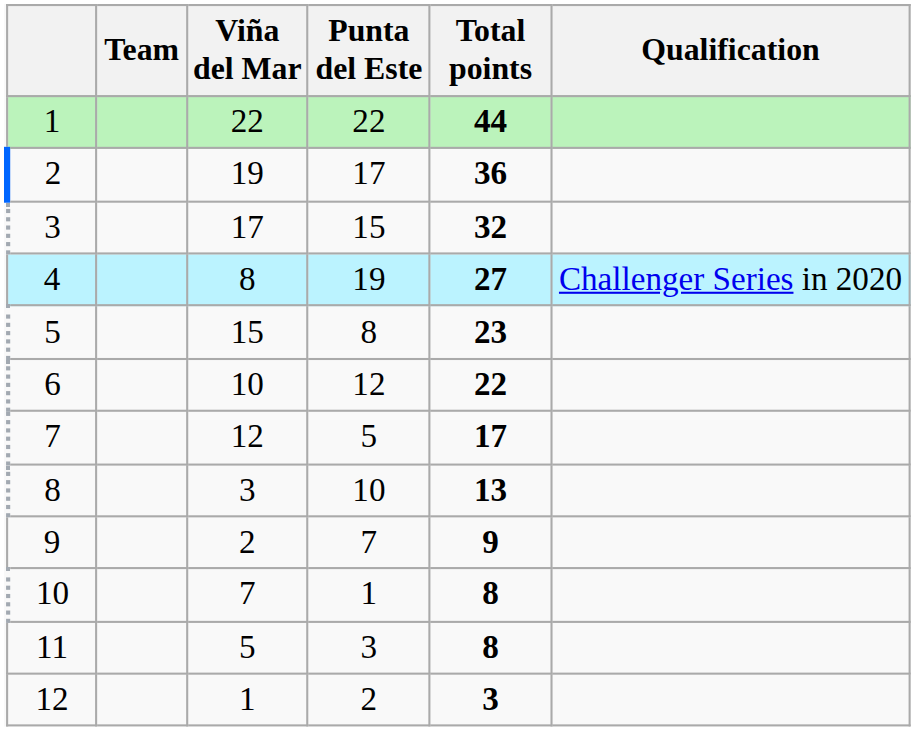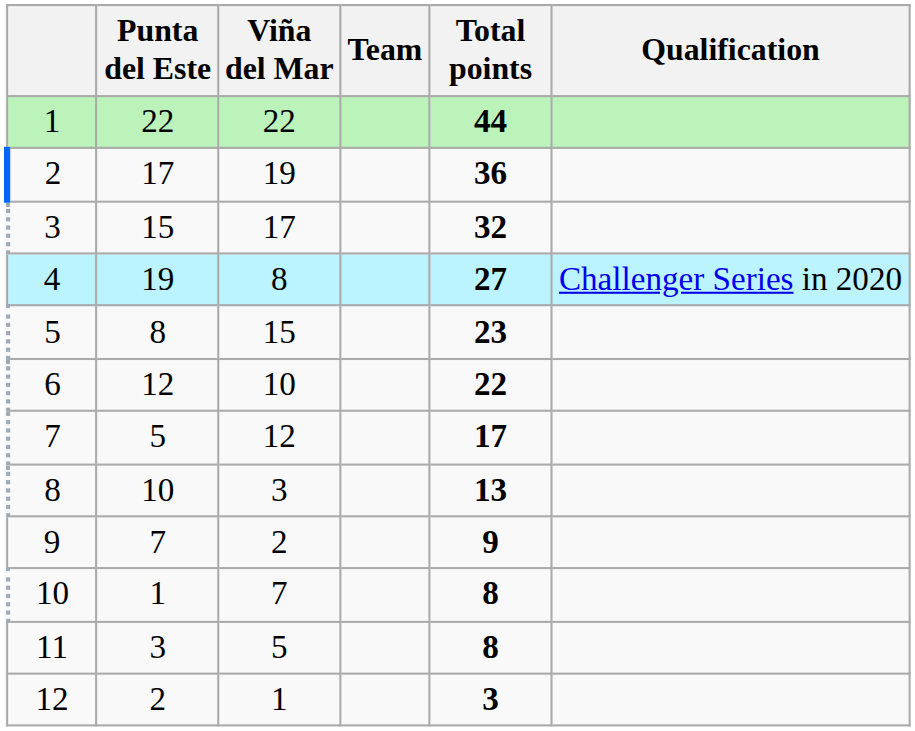columns swapped: (142, 49) <-> (369, 49)
